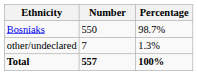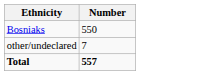- column: (164, 12)
